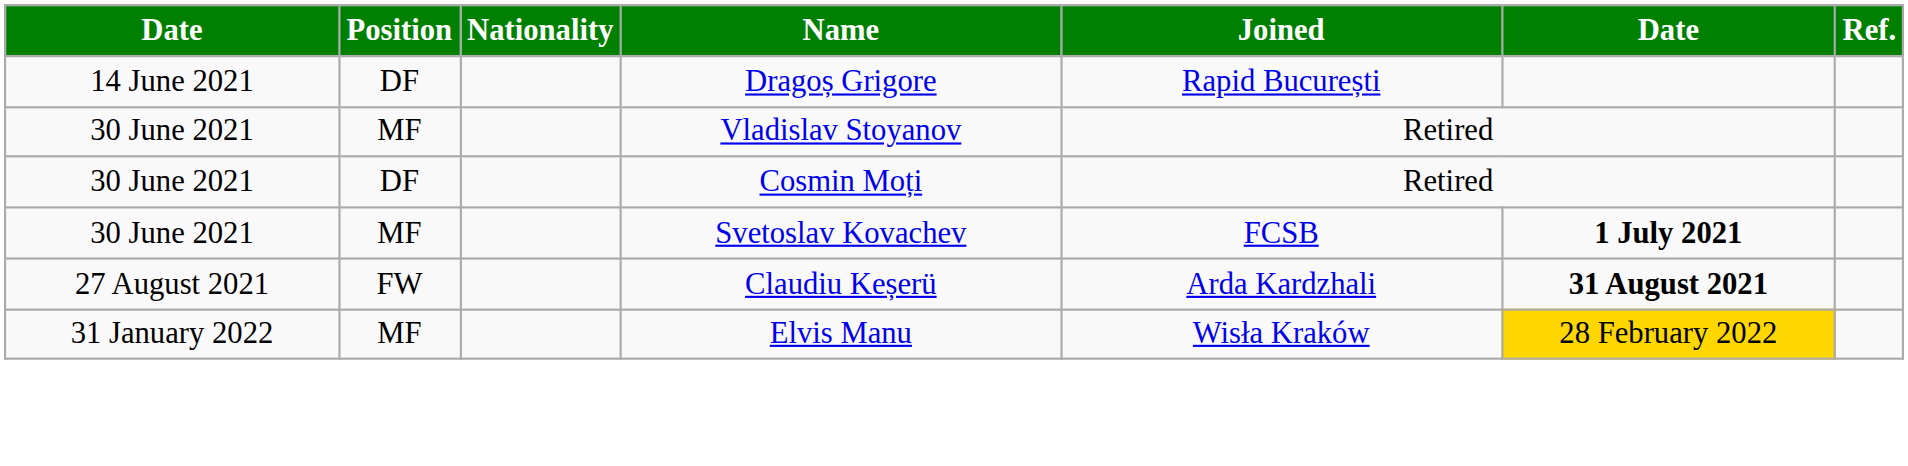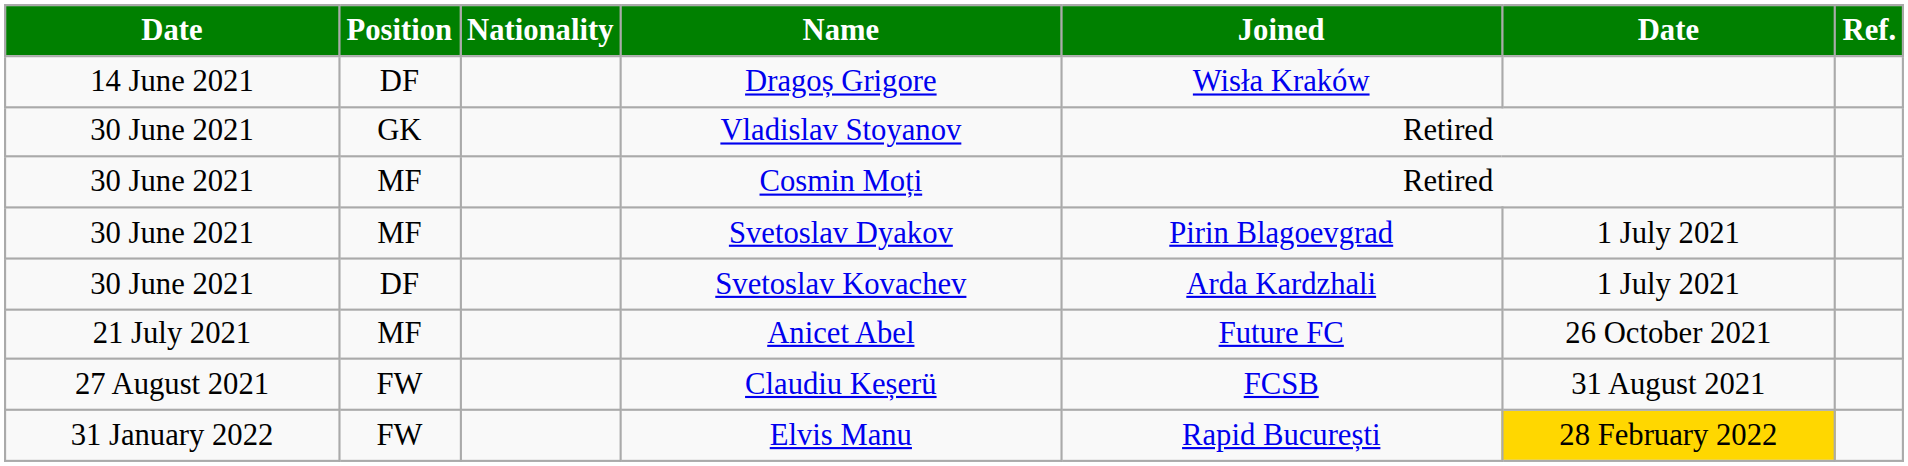(1281, 80) Rapid București -> (1281, 80) Wisła Kraków
(399, 131) MF -> (399, 131) GK
(399, 181) DF -> (399, 181) MF
+ row: (841, 232)
(399, 232) MF -> (399, 283) DF
(1281, 232) FCSB -> (1281, 283) Arda Kardzhali
(1668, 232) bold -> (1668, 283) normal
+ row: (841, 333)
(1281, 283) Arda Kardzhali -> (1281, 384) FCSB
(1668, 283) bold -> (1668, 384) normal
(399, 333) MF -> (399, 434) FW
(1281, 333) Wisła Kraków -> (1281, 434) Rapid București
